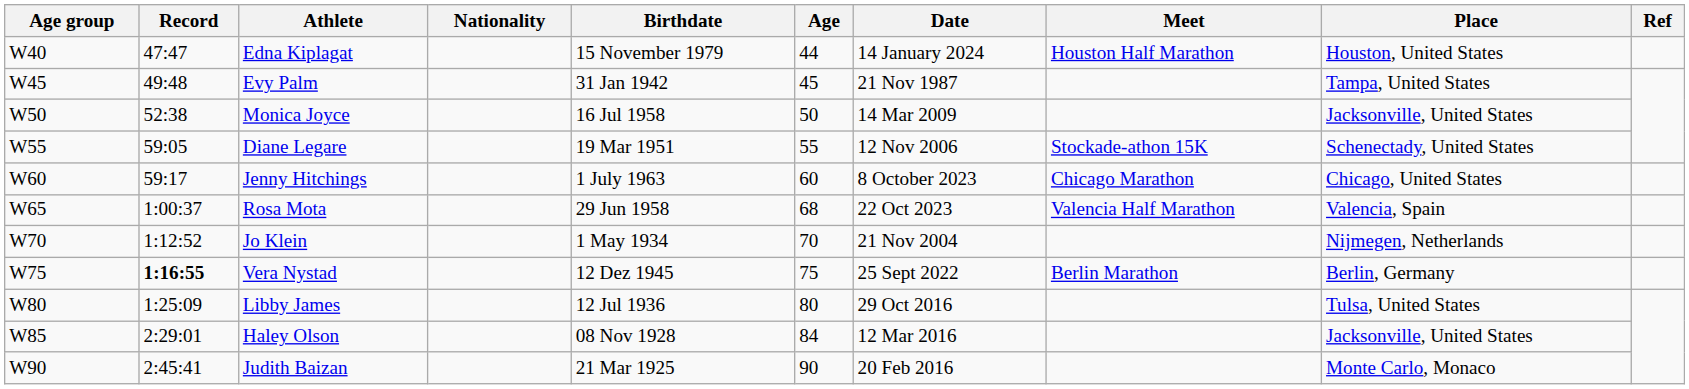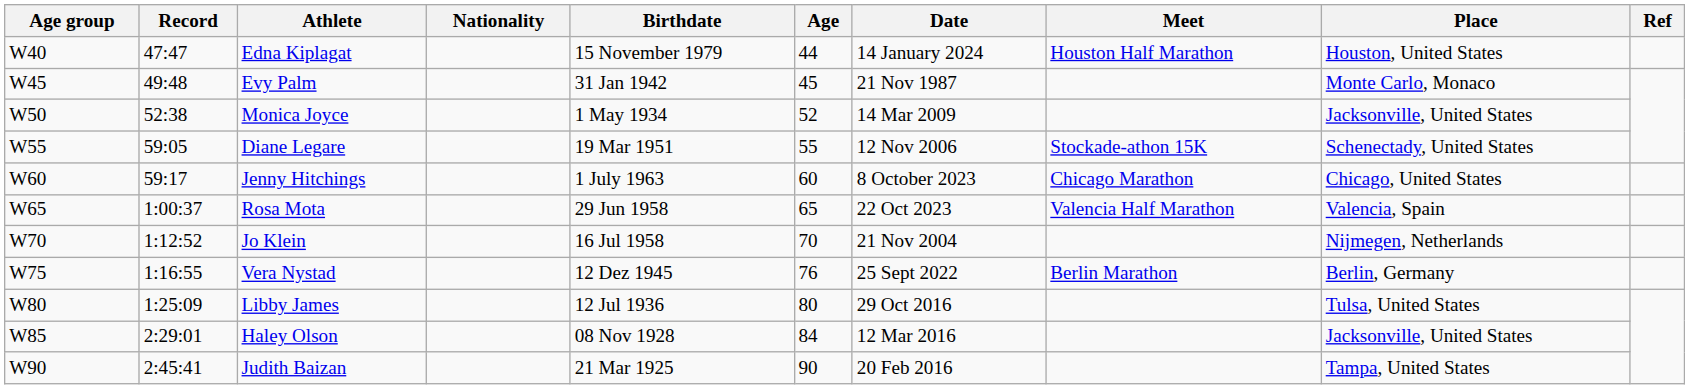(1408, 83) Tampa, United States -> (1411, 83) Monte Carlo, Monaco
(620, 115) 16 Jul 1958 -> (621, 115) 1 May 1934
(809, 115) 50 -> (808, 115) 52
(809, 210) 68 -> (808, 210) 65
(622, 241) 1 May 1934 -> (619, 241) 16 Jul 1958
(174, 273) bold -> (173, 273) normal
(809, 273) 75 -> (808, 273) 76
(1411, 368) Monte Carlo, Monaco -> (1408, 368) Tampa, United States
